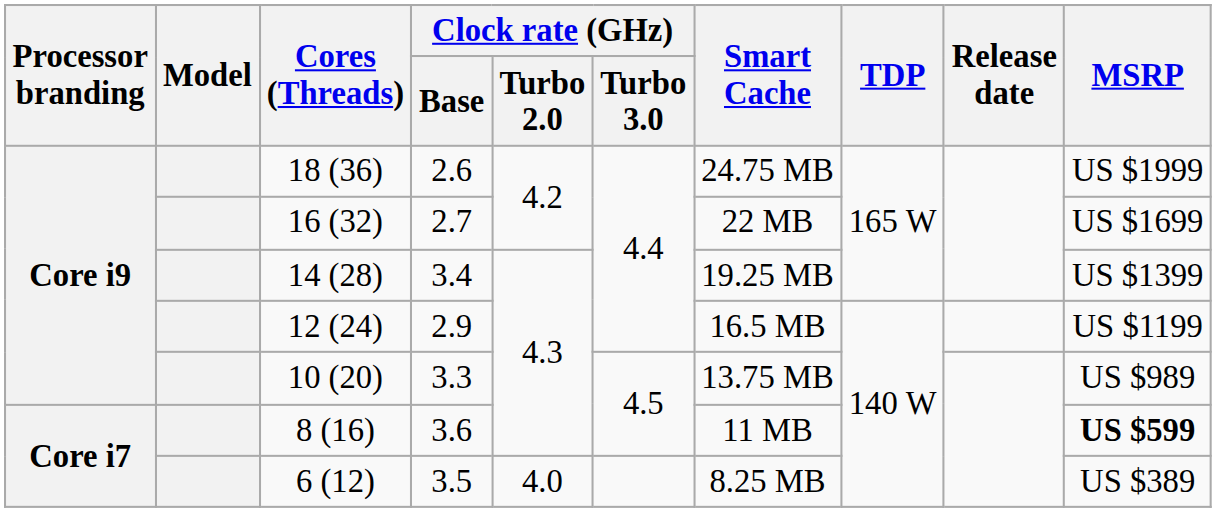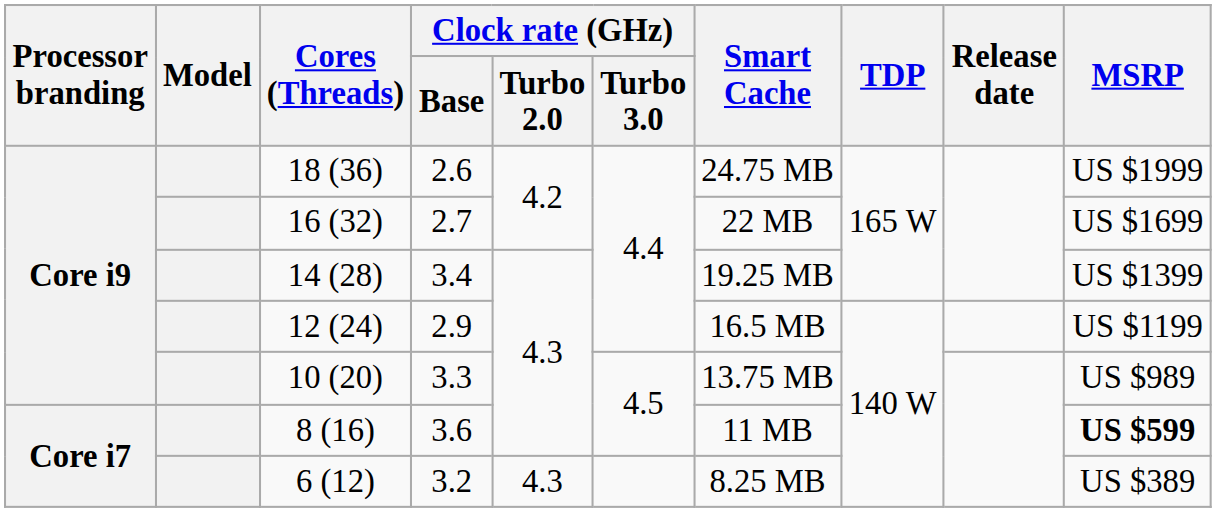(452, 481) 3.5 -> (452, 481) 3.2
(542, 481) 4.0 -> (542, 481) 4.3
